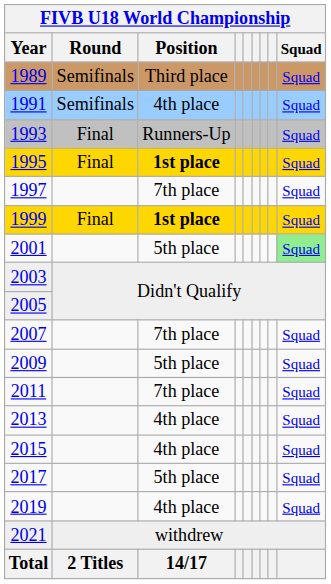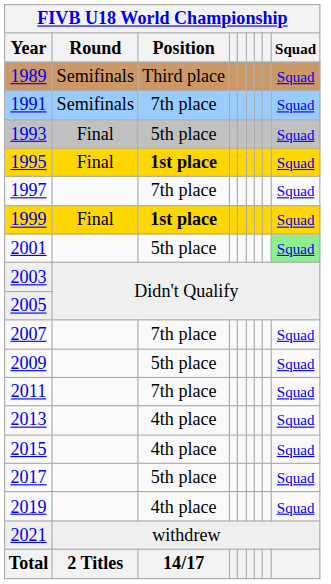(186, 104) 4th place -> (184, 104) 7th place
(186, 133) Runners-Up -> (184, 133) 5th place
